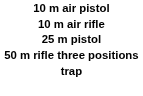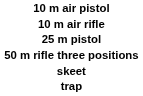+ row: (71, 71)
